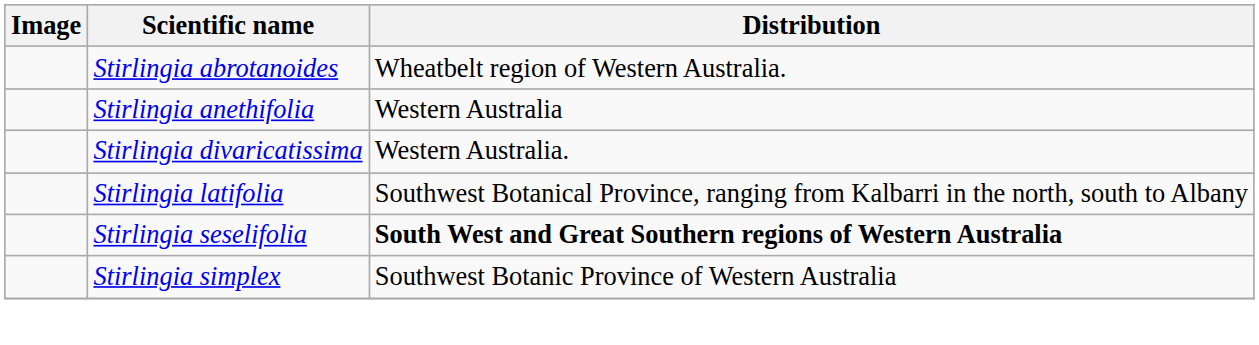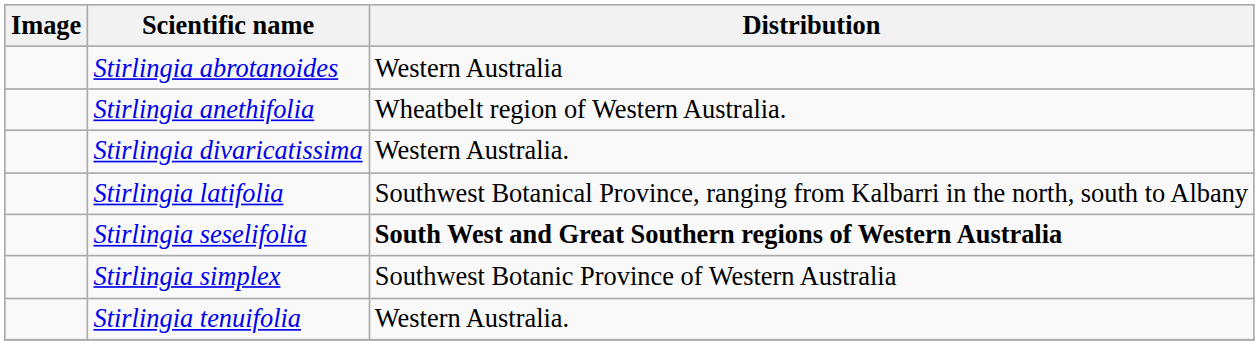(581, 67) Wheatbelt region of Western Australia. -> (469, 67) Western Australia
(469, 109) Western Australia -> (581, 109) Wheatbelt region of Western Australia.
+ row: (197, 318)
